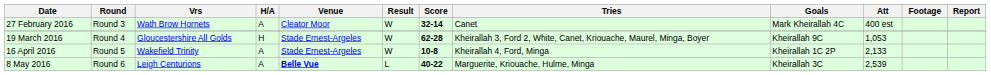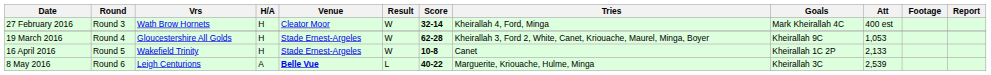(261, 24) A -> (261, 24) H
(466, 24) Canet -> (502, 24) Kheirallah 4, Ford, Minga
(261, 50) A -> (261, 50) H
(502, 50) Kheirallah 4, Ford, Minga -> (466, 50) Canet
